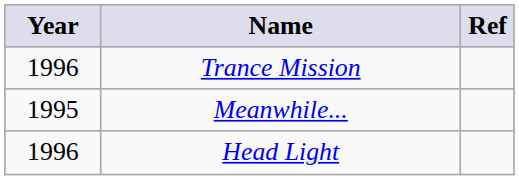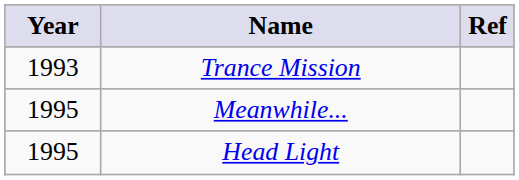(53, 67) 1996 -> (53, 67) 1993
(53, 152) 1996 -> (53, 152) 1995
